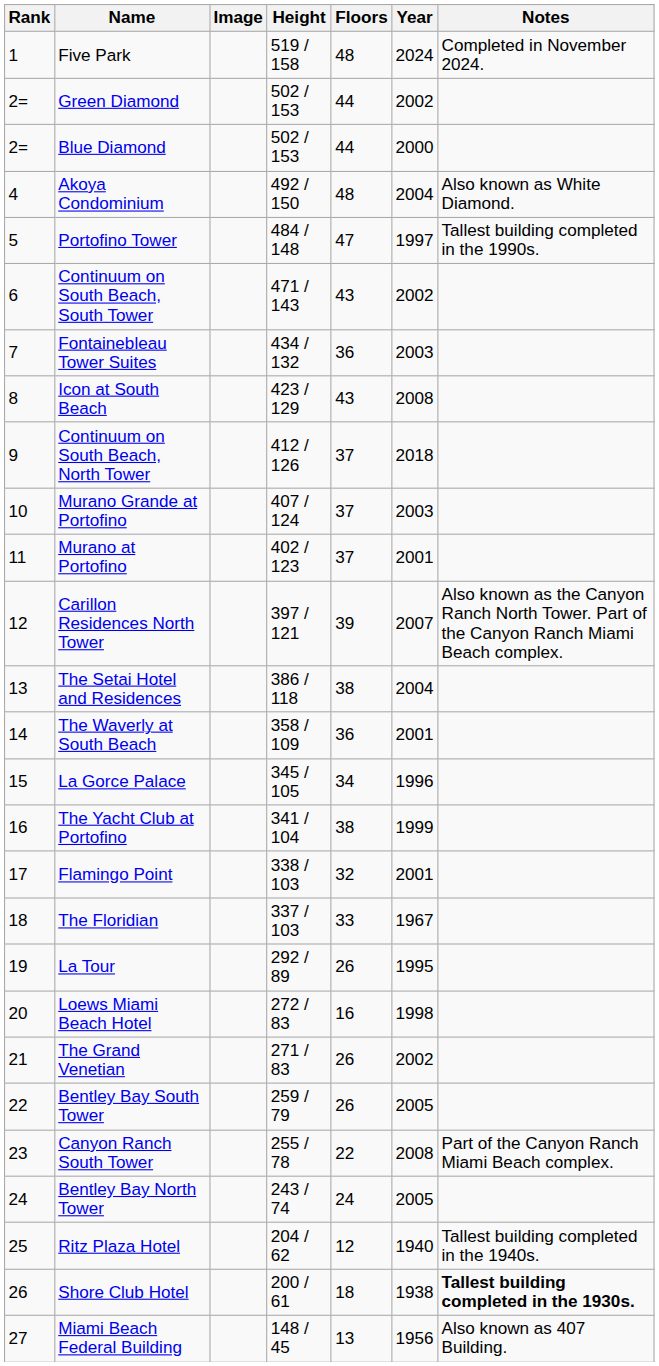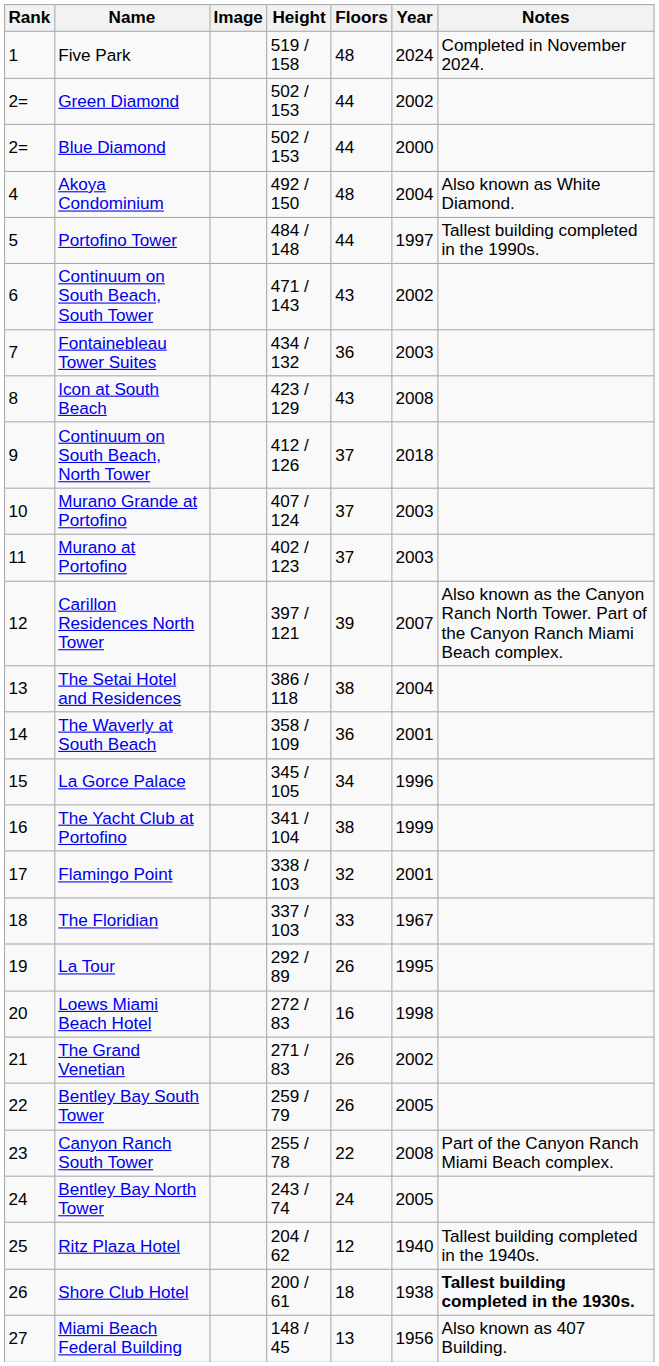(345, 240) 47 -> (345, 240) 44
(415, 557) 2001 -> (415, 557) 2003
